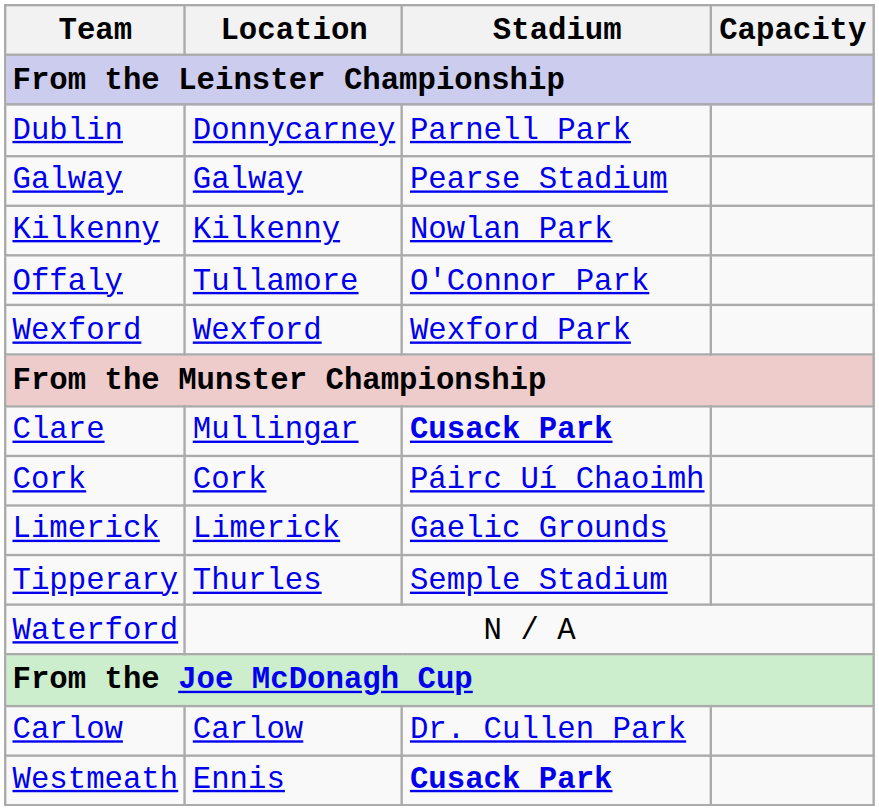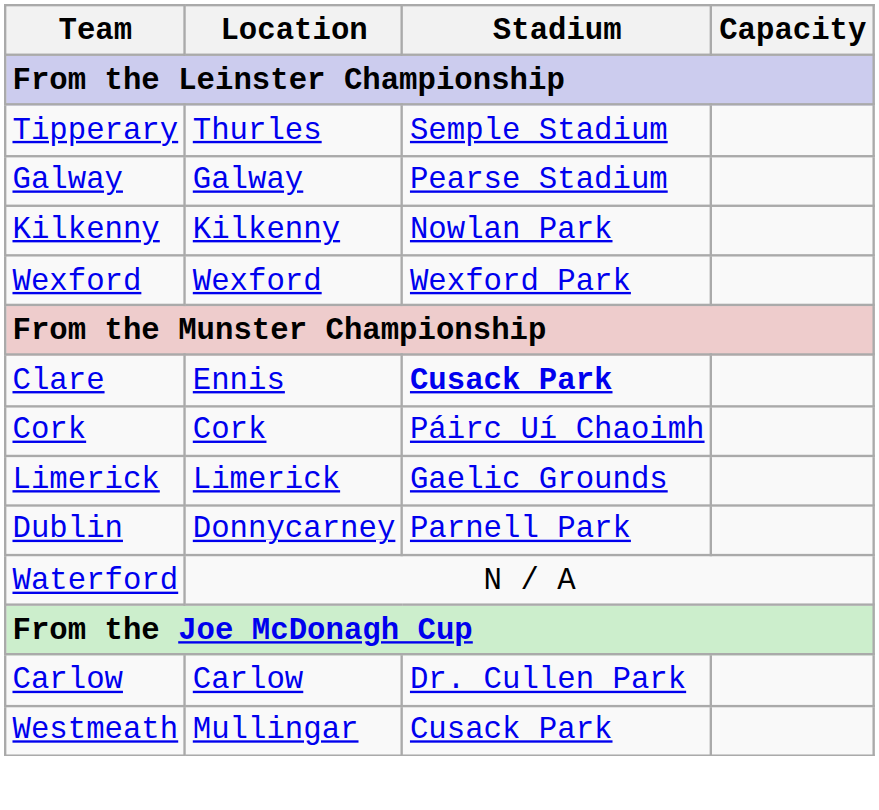rows swapped: (68, 130) <-> (95, 580)
- row: (68, 280)
(276, 430) Mullingar -> (239, 380) Ennis
(239, 780) Ennis -> (276, 730) Mullingar
(511, 780) bold -> (511, 730) normal
